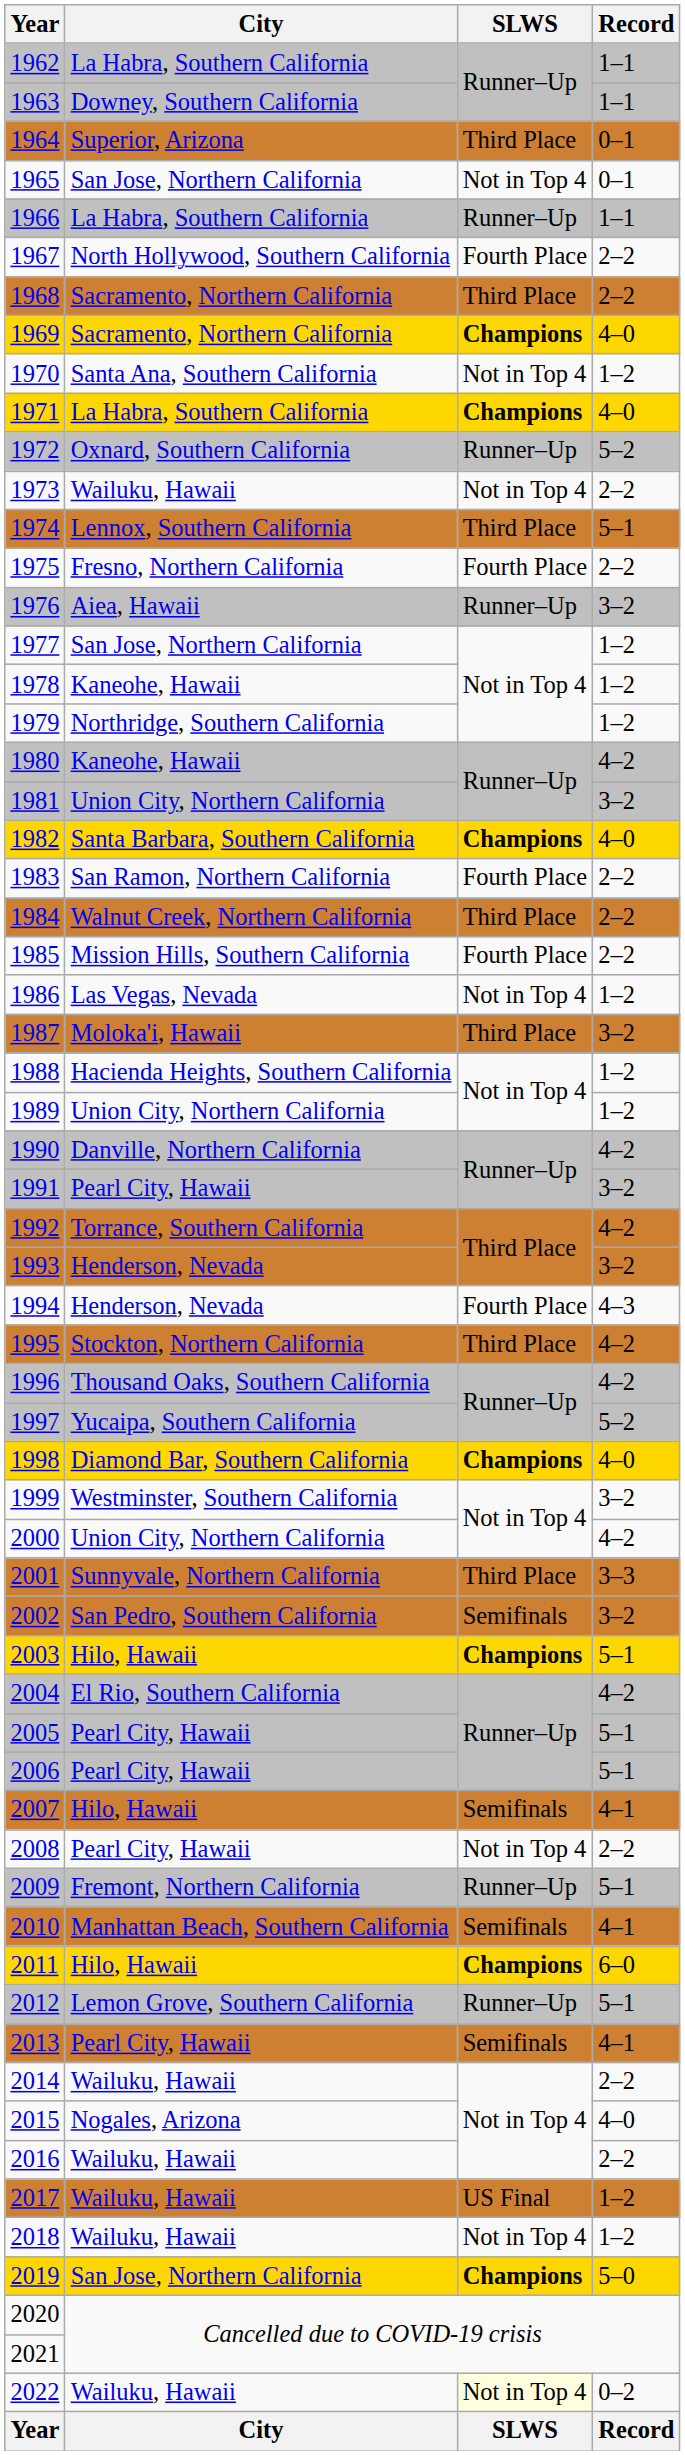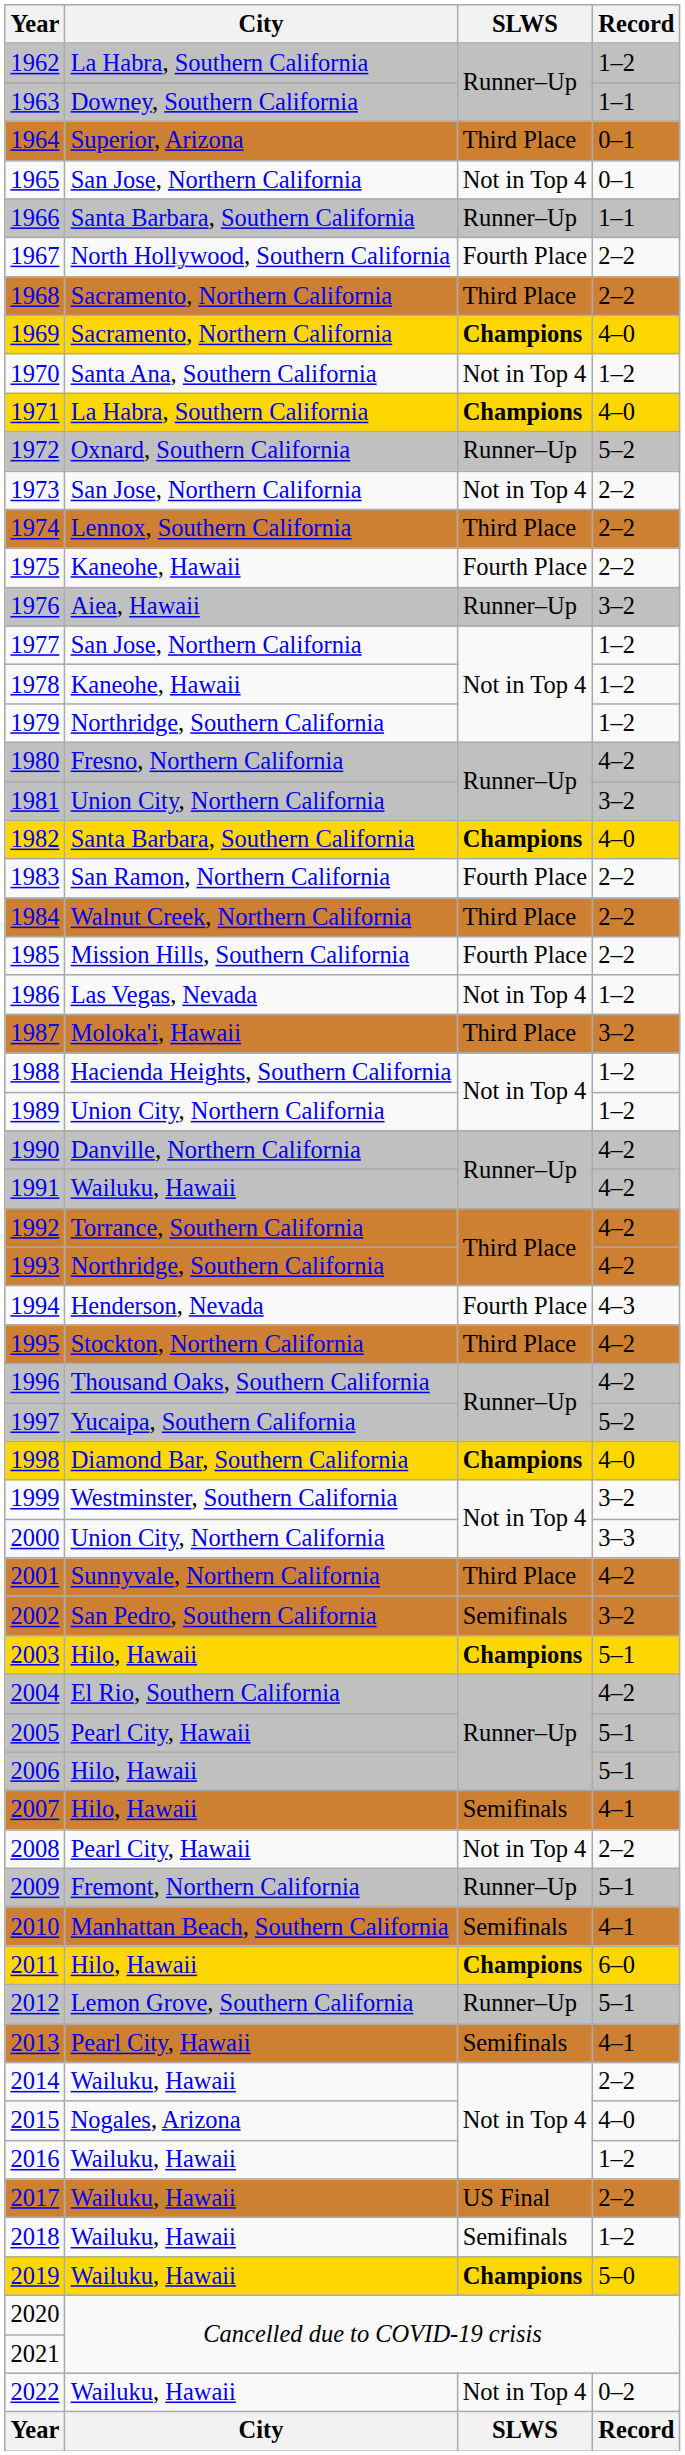(617, 62) 1–1 -> (617, 62) 1–2
(220, 218) La Habra, Southern California -> (243, 218) Santa Barbara, Southern California
(153, 489) Wailuku, Hawaii -> (216, 489) San Jose, Northern California
(617, 528) 5–1 -> (617, 528) 2–2
(207, 567) Fresno, Northern California -> (156, 567) Kaneohe, Hawaii
(156, 761) Kaneohe, Hawaii -> (207, 761) Fresno, Northern California
(161, 1188) Pearl City, Hawaii -> (153, 1188) Wailuku, Hawaii
(617, 1188) 3–2 -> (617, 1188) 4–2
(167, 1266) Henderson, Nevada -> (227, 1266) Northridge, Southern California
(617, 1266) 3–2 -> (617, 1266) 4–2
(617, 1538) 4–2 -> (617, 1538) 3–3
(617, 1576) 3–3 -> (617, 1576) 4–2
(161, 1770) Pearl City, Hawaii -> (134, 1770) Hilo, Hawaii
(617, 2159) 2–2 -> (617, 2159) 1–2
(617, 2198) 1–2 -> (617, 2198) 2–2
(524, 2236) Not in Top 4 -> (515, 2236) Semifinals
(216, 2275) San Jose, Northern California -> (153, 2275) Wailuku, Hawaii
(524, 2392) lightyellow background -> (524, 2392) no background
